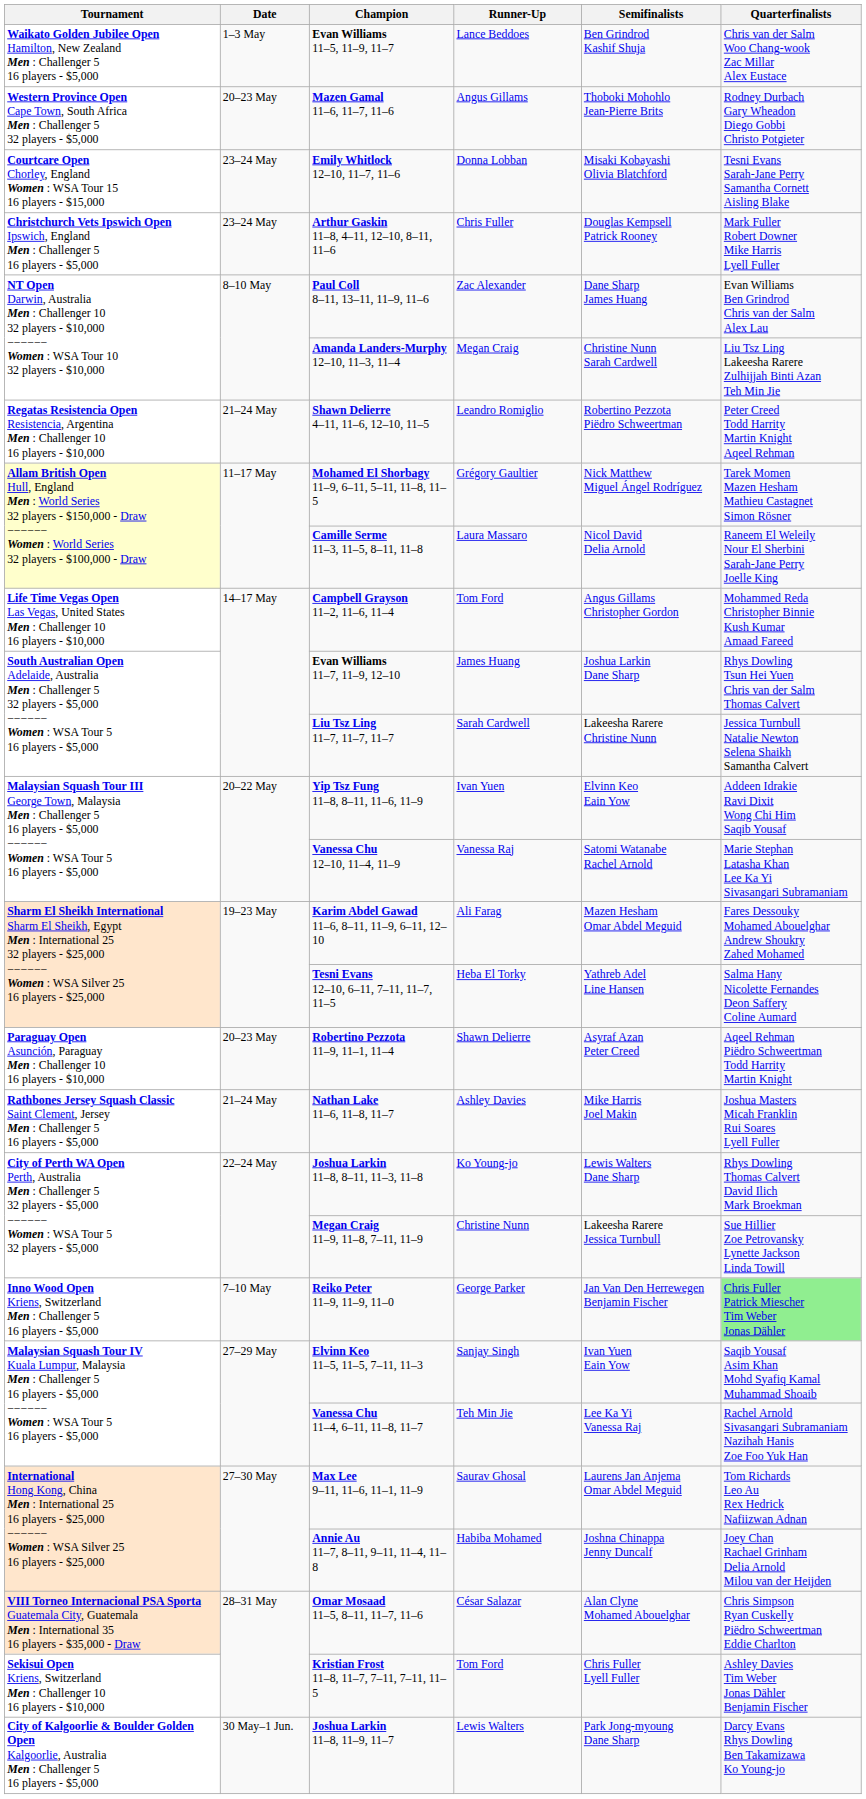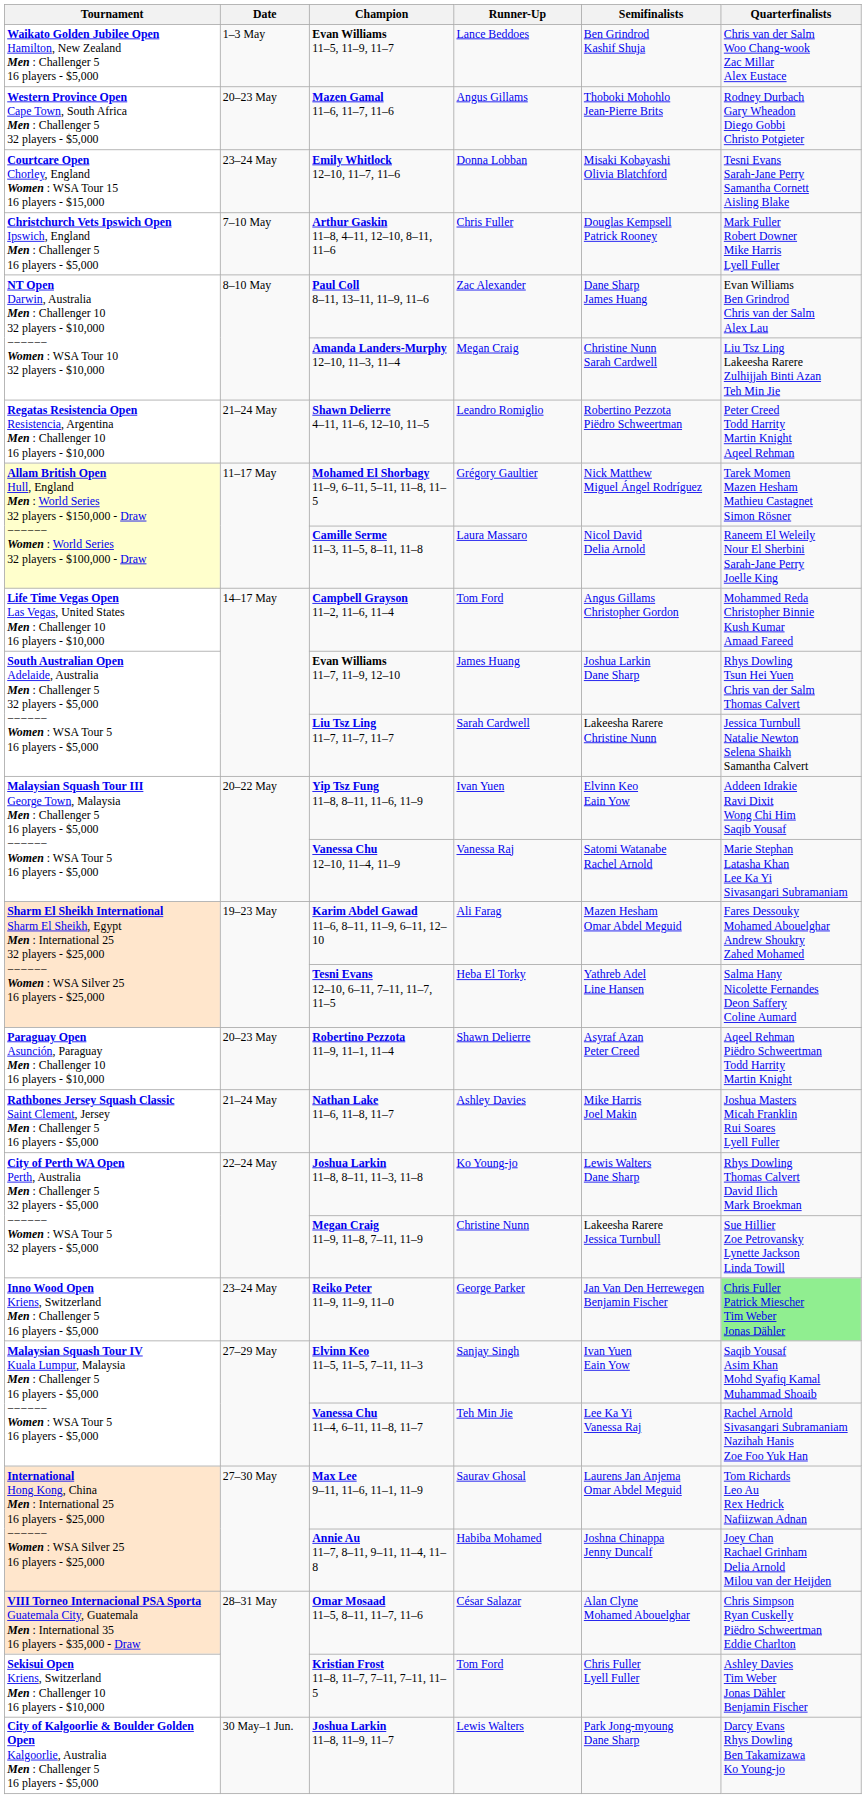(250, 222) 23–24 May -> (247, 222) 7–10 May
(247, 1288) 7–10 May -> (250, 1288) 23–24 May
